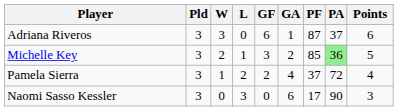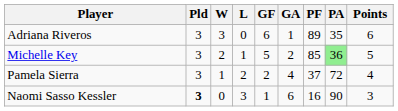(314, 34) 87 -> (314, 34) 89
(336, 34) 37 -> (336, 34) 35
(266, 55) 3 -> (266, 55) 5
(198, 95) normal -> (198, 95) bold
(266, 95) 0 -> (266, 95) 1
(314, 95) 17 -> (314, 95) 16
